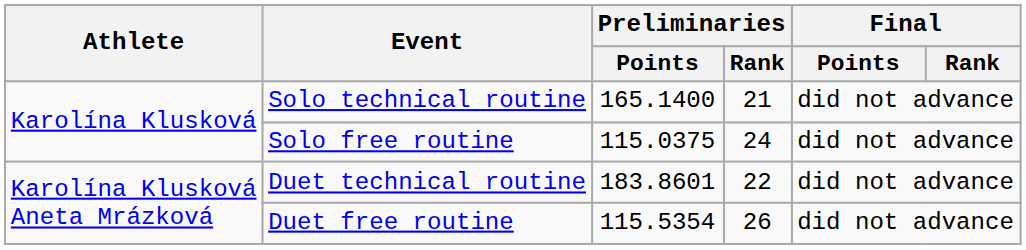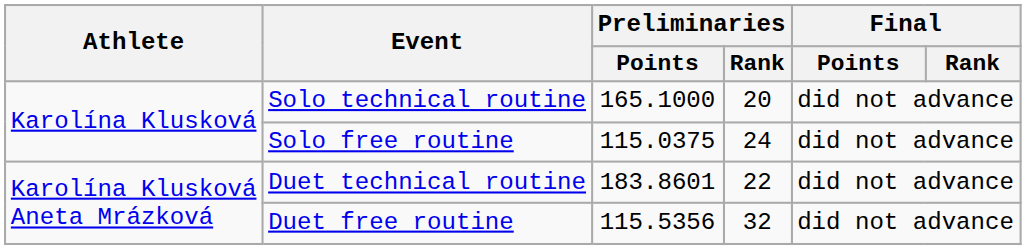(657, 101) 165.1400 -> (657, 101) 165.1000
(757, 101) 21 -> (757, 101) 20
(657, 223) 115.5354 -> (657, 223) 115.5356
(757, 223) 26 -> (757, 223) 32
